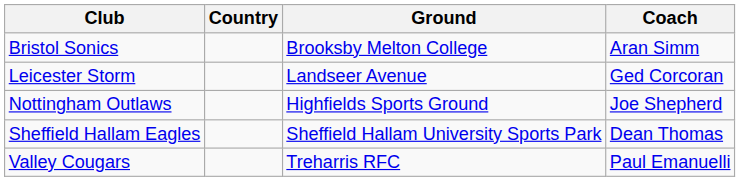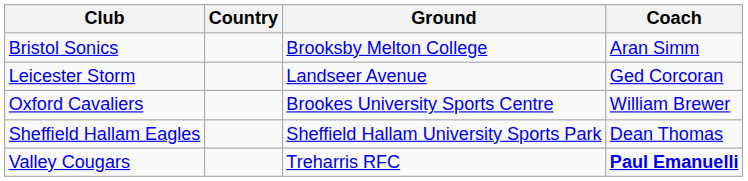- row: (90, 104)
+ row: (76, 104)
(670, 162) normal -> (674, 162) bold
